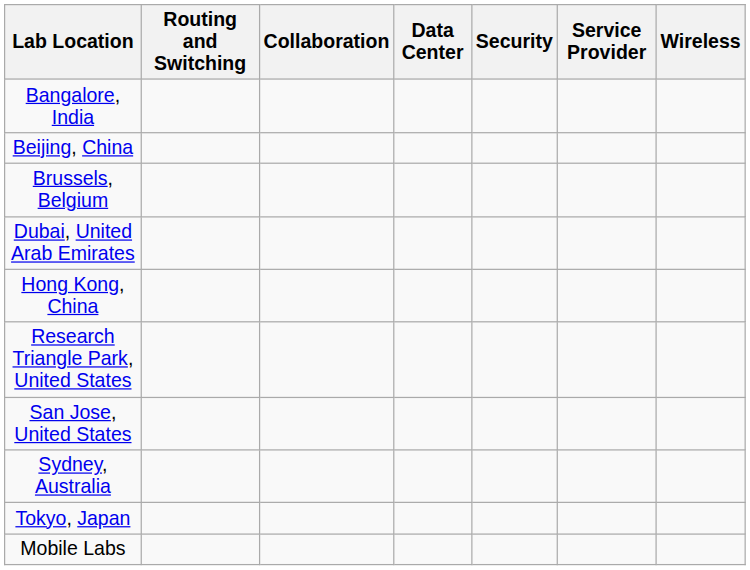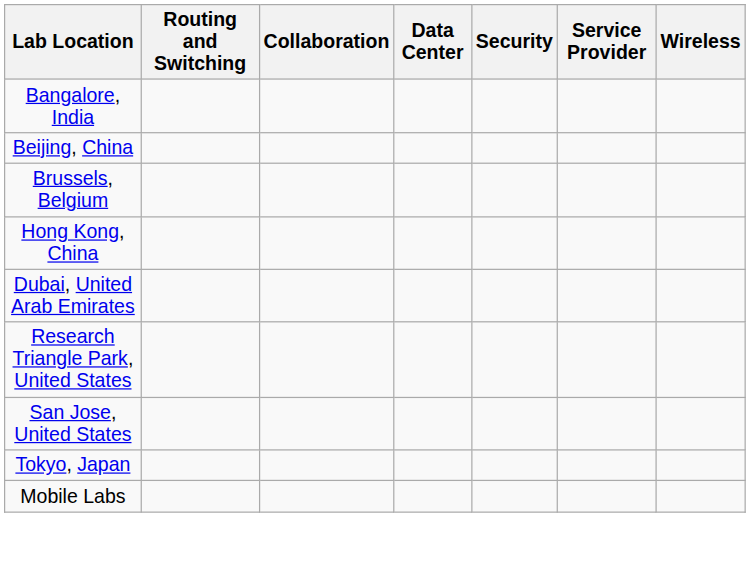rows swapped: (73, 242) <-> (73, 295)
- row: (73, 476)
